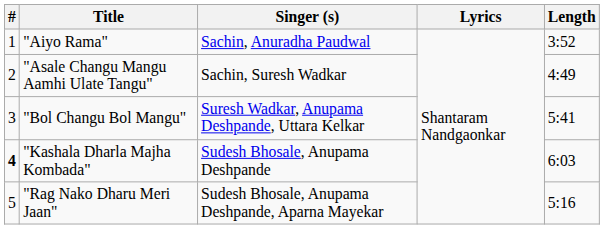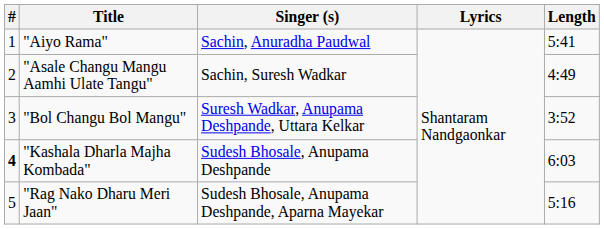(562, 41) 3:52 -> (562, 41) 5:41
(562, 117) 5:41 -> (562, 117) 3:52
